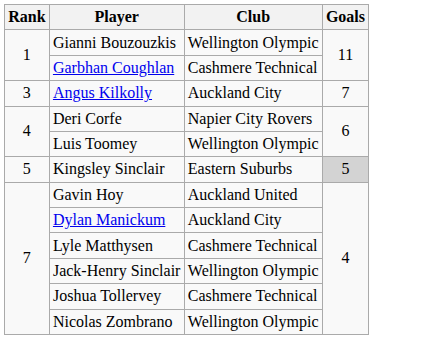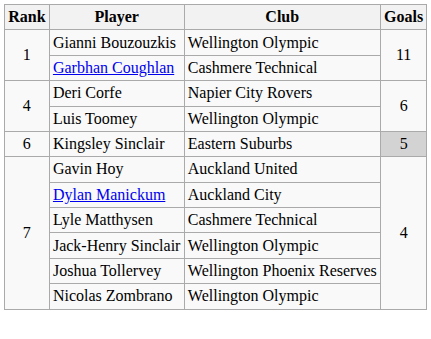- row: (102, 93)
(27, 169) 5 -> (27, 144) 6
(253, 296) Cashmere Technical -> (282, 270) Wellington Phoenix Reserves
